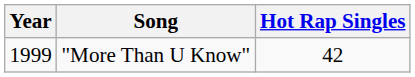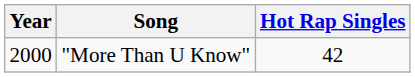(31, 54) 1999 -> (31, 54) 2000
